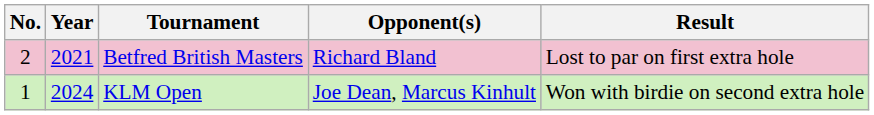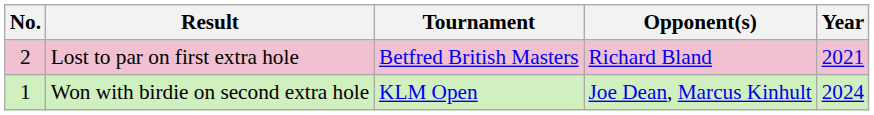columns swapped: (72, 22) <-> (705, 22)
